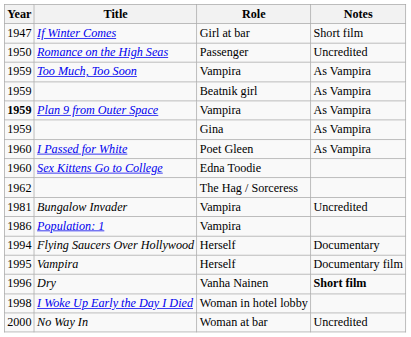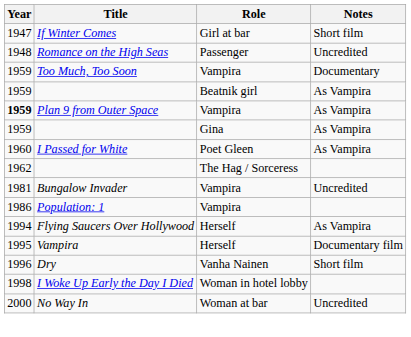(19, 52) 1950 -> (19, 52) 1948
(342, 71) As Vampira -> (347, 71) Documentary
- row: (100, 168)
(347, 245) Documentary -> (342, 226) As Vampira
(340, 284) bold -> (338, 264) normal
